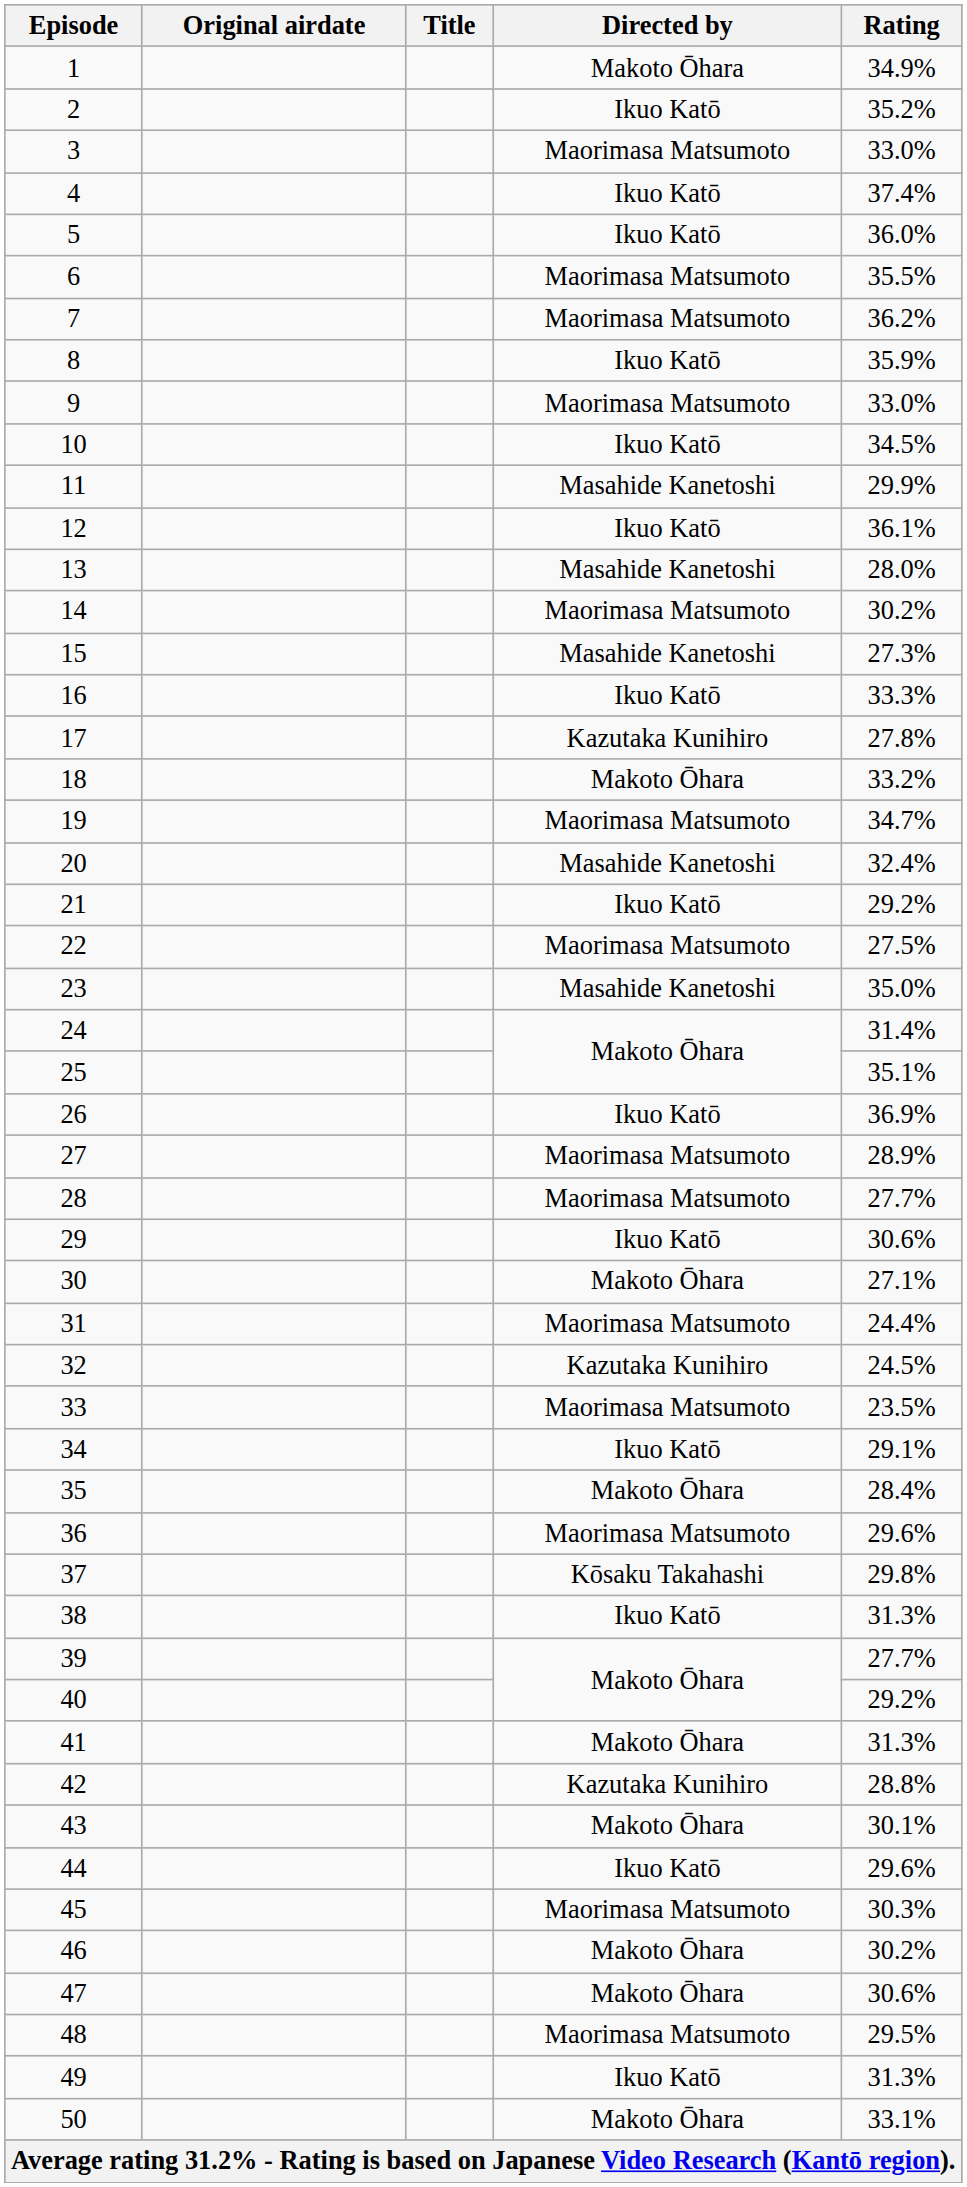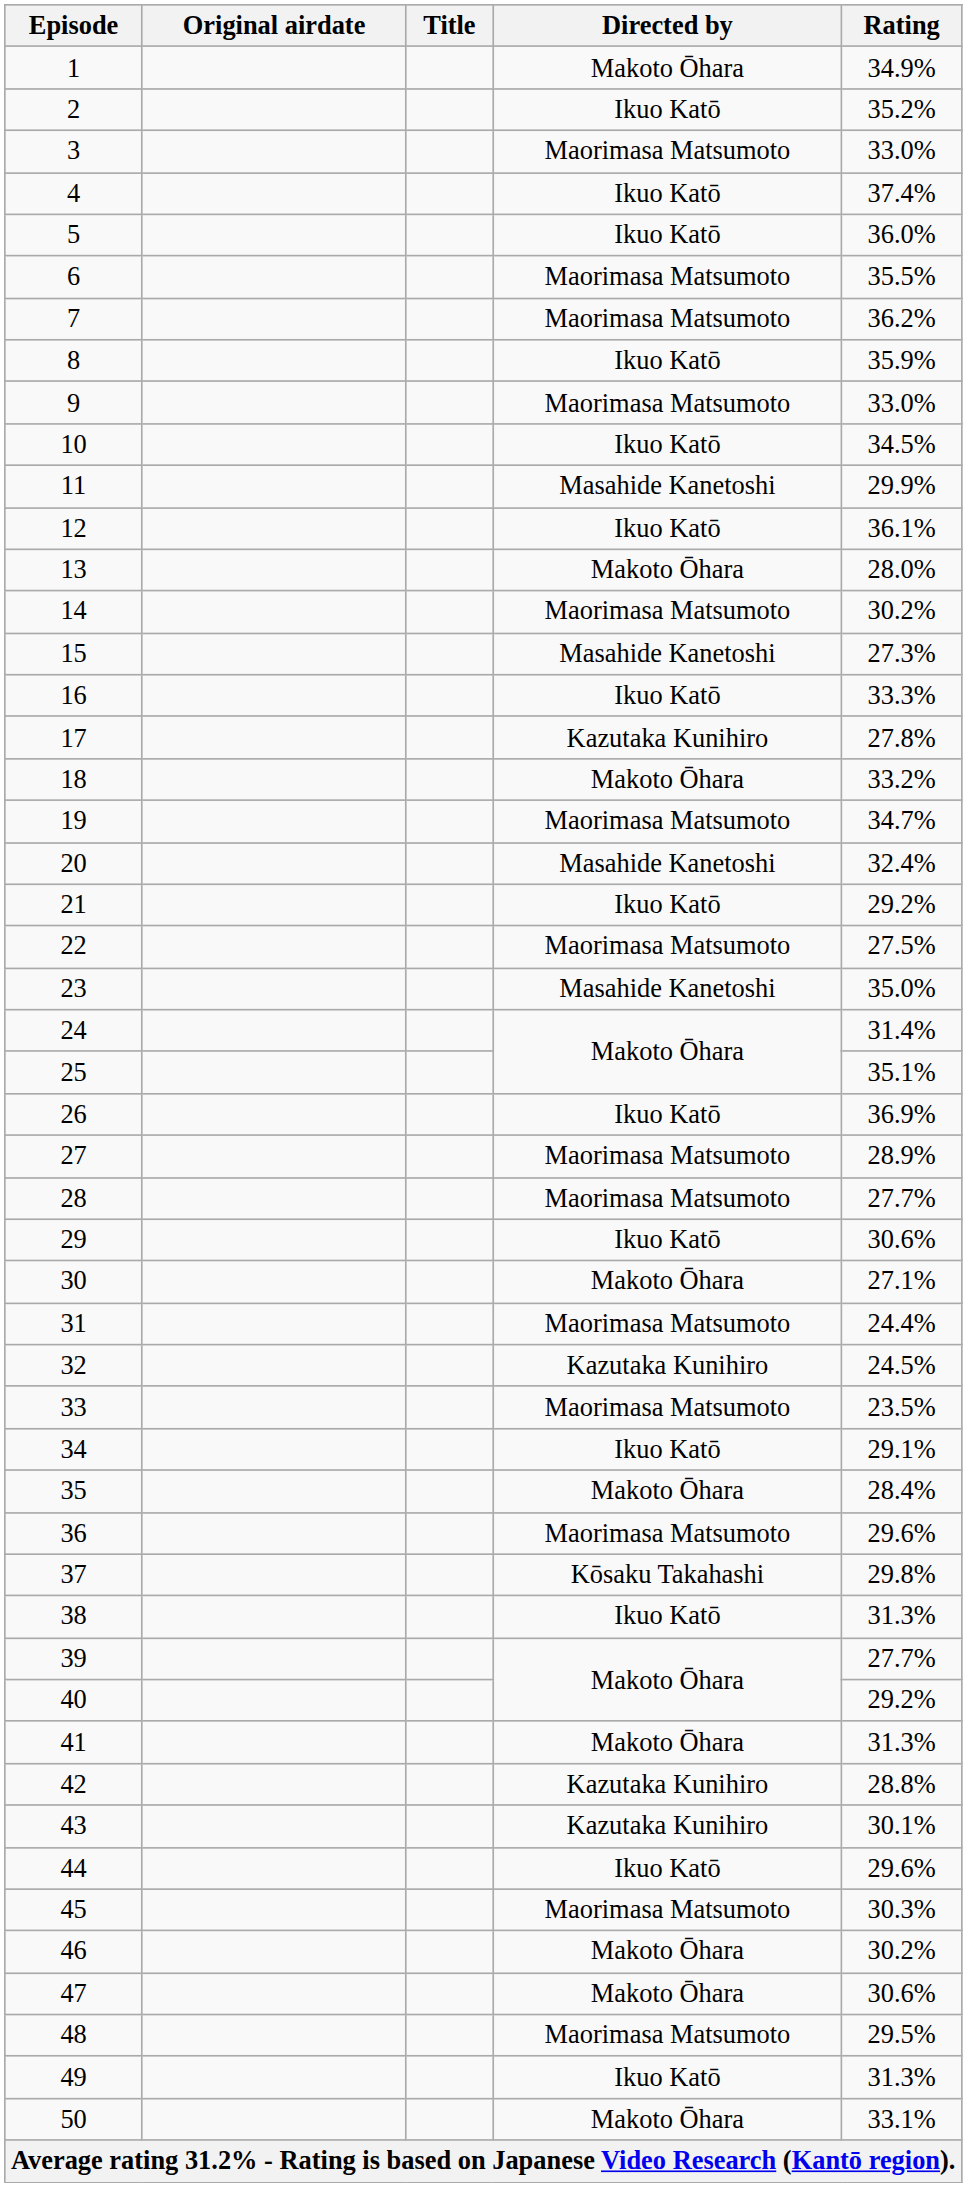(667, 569) Masahide Kanetoshi -> (667, 569) Makoto Ōhara
(667, 1825) Makoto Ōhara -> (667, 1825) Kazutaka Kunihiro
